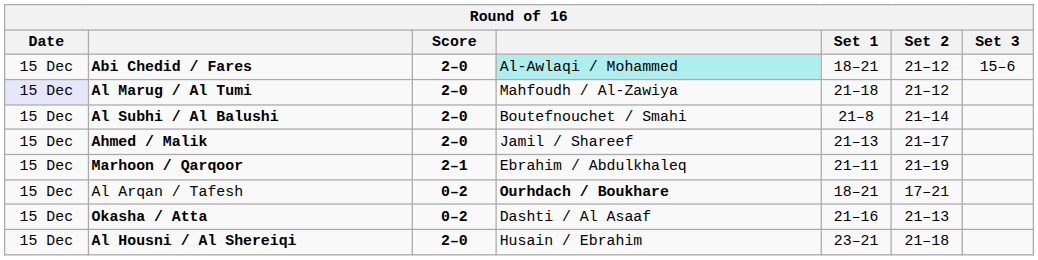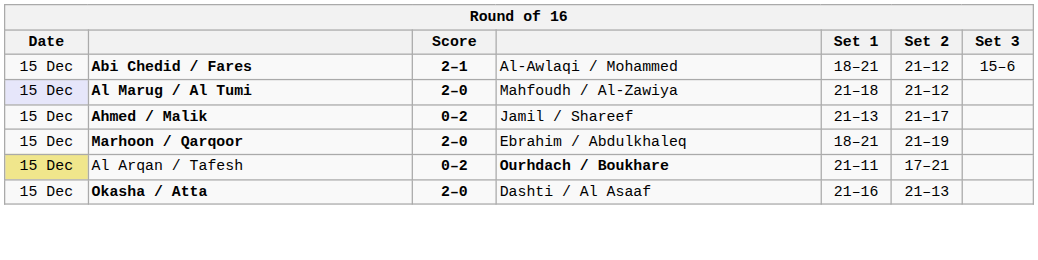(454, 67) 2–0 -> (454, 67) 2–1
(589, 67) paleturquoise background -> (589, 67) no background
- row: (185, 117)
(454, 142) 2–0 -> (454, 117) 0–2
(454, 167) 2–1 -> (454, 142) 2–0
(856, 167) 21–11 -> (856, 142) 18–21
(46, 192) no background -> (46, 167) khaki background
(856, 192) 18–21 -> (856, 167) 21–11
(454, 217) 0–2 -> (454, 192) 2–0
- row: (194, 241)
